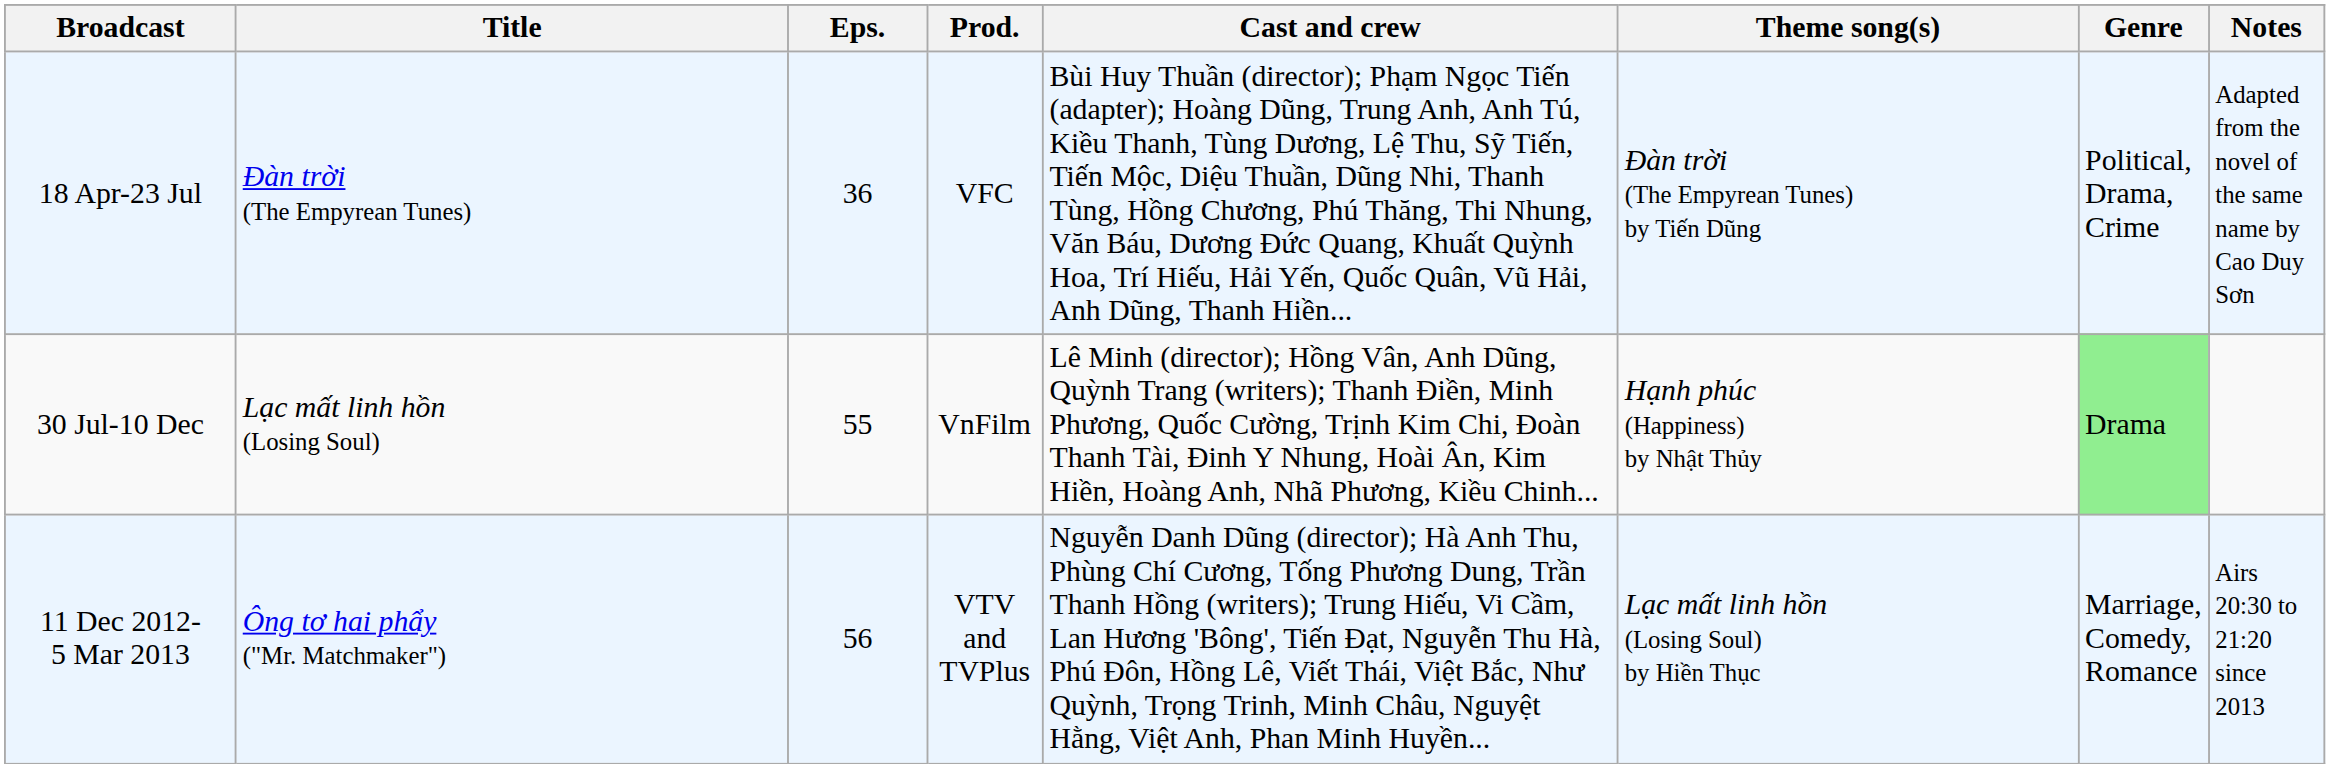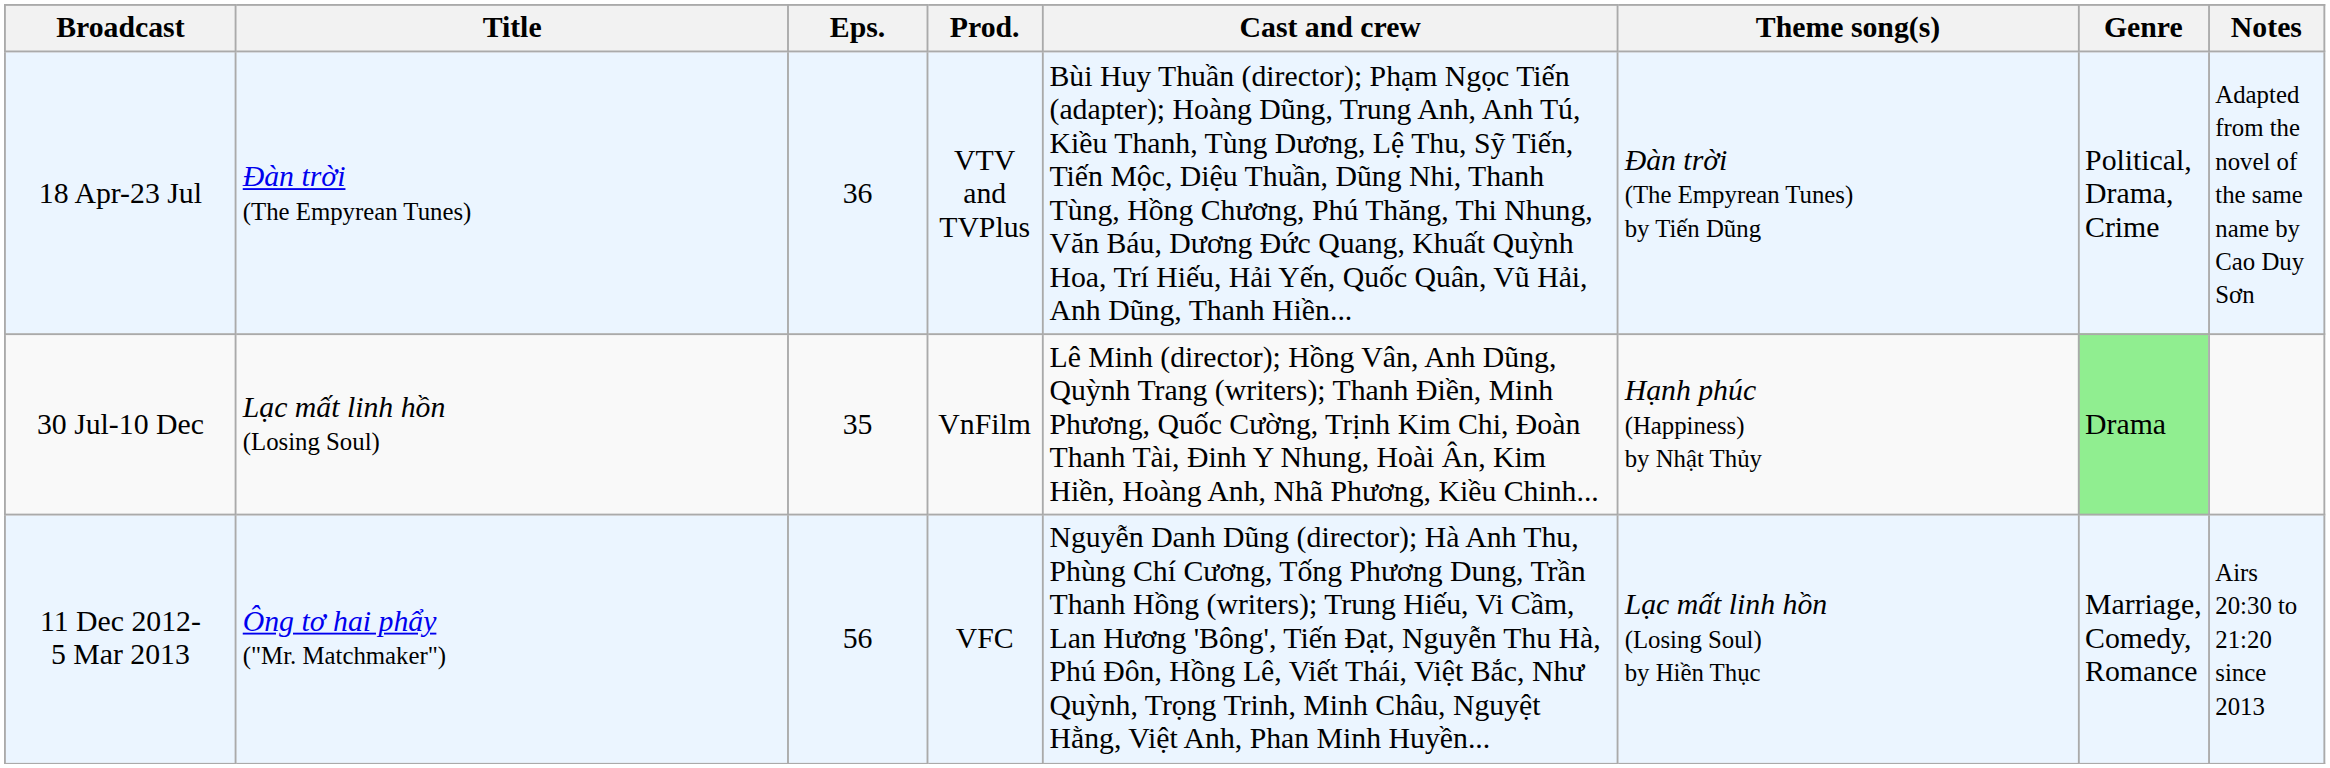(985, 192) VFC -> (985, 192) VTV and TVPlus
(858, 423) 55 -> (858, 423) 35
(985, 638) VTV and TVPlus -> (985, 638) VFC
